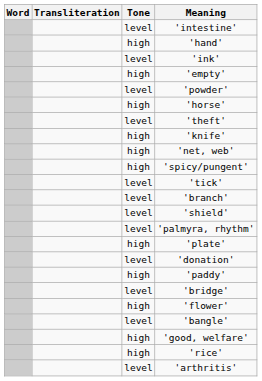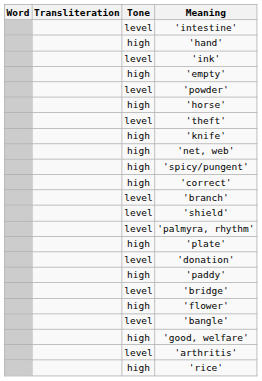- row: (206, 182)
+ row: (206, 182)
rows swapped: (206, 368) <-> (206, 352)
